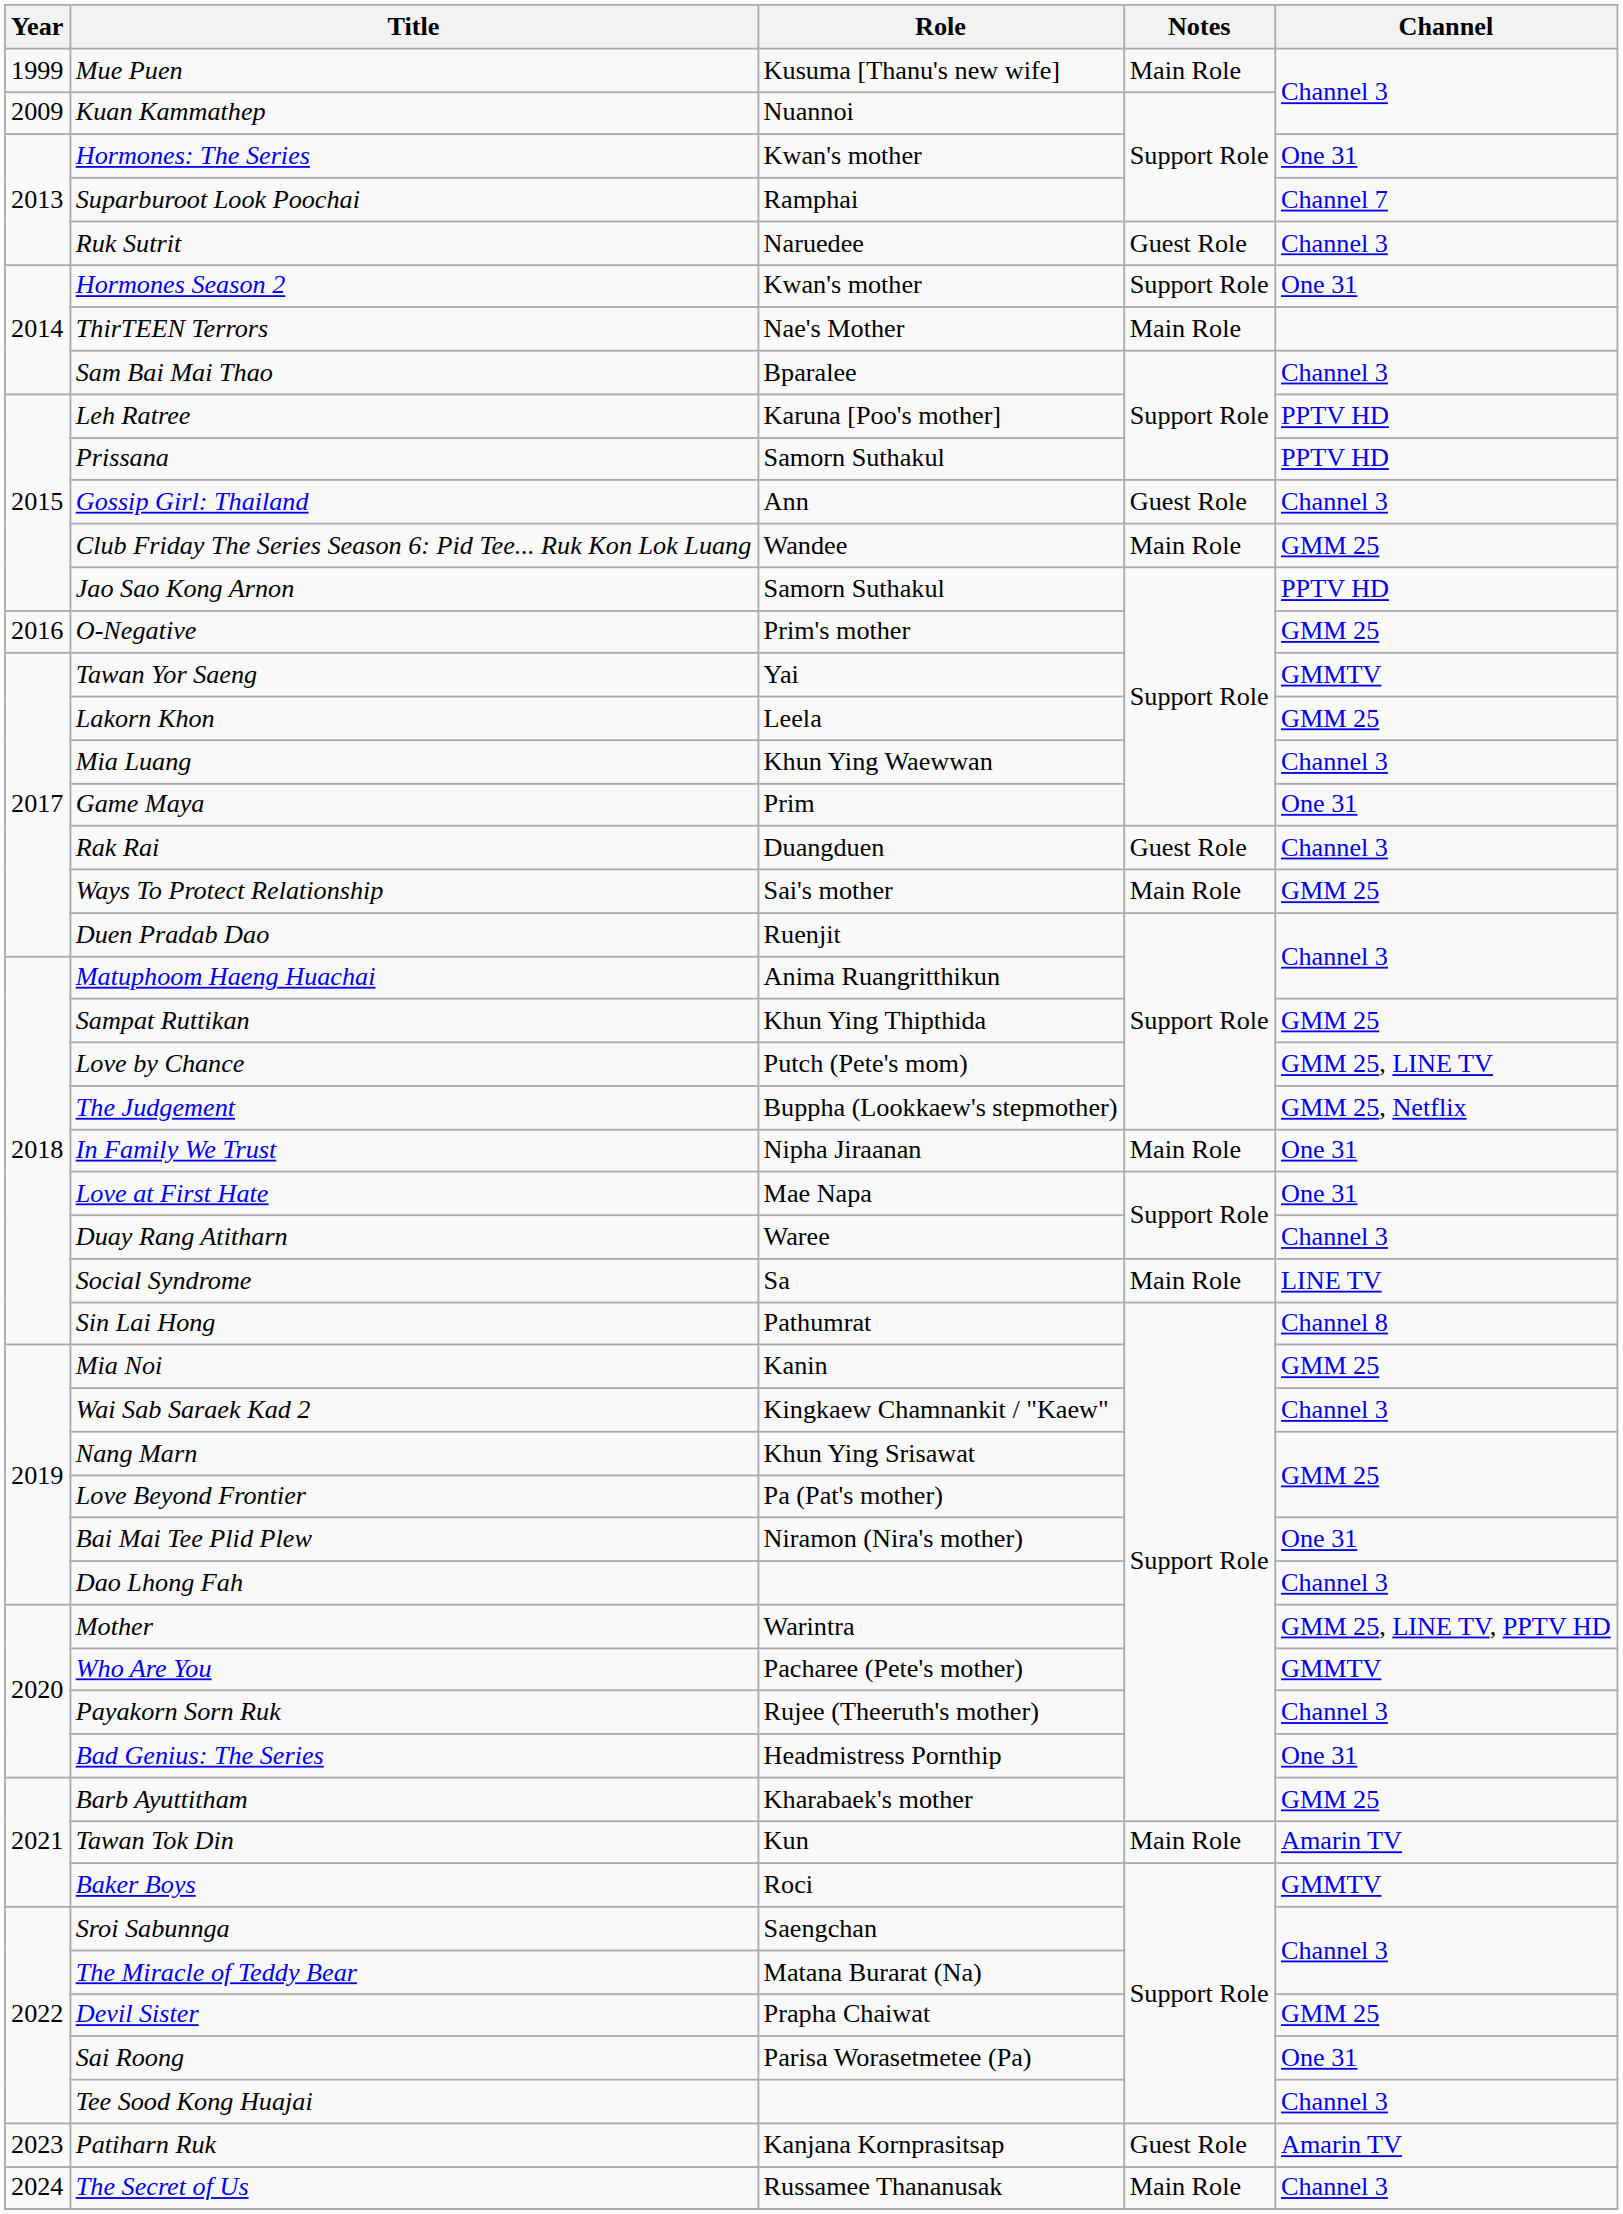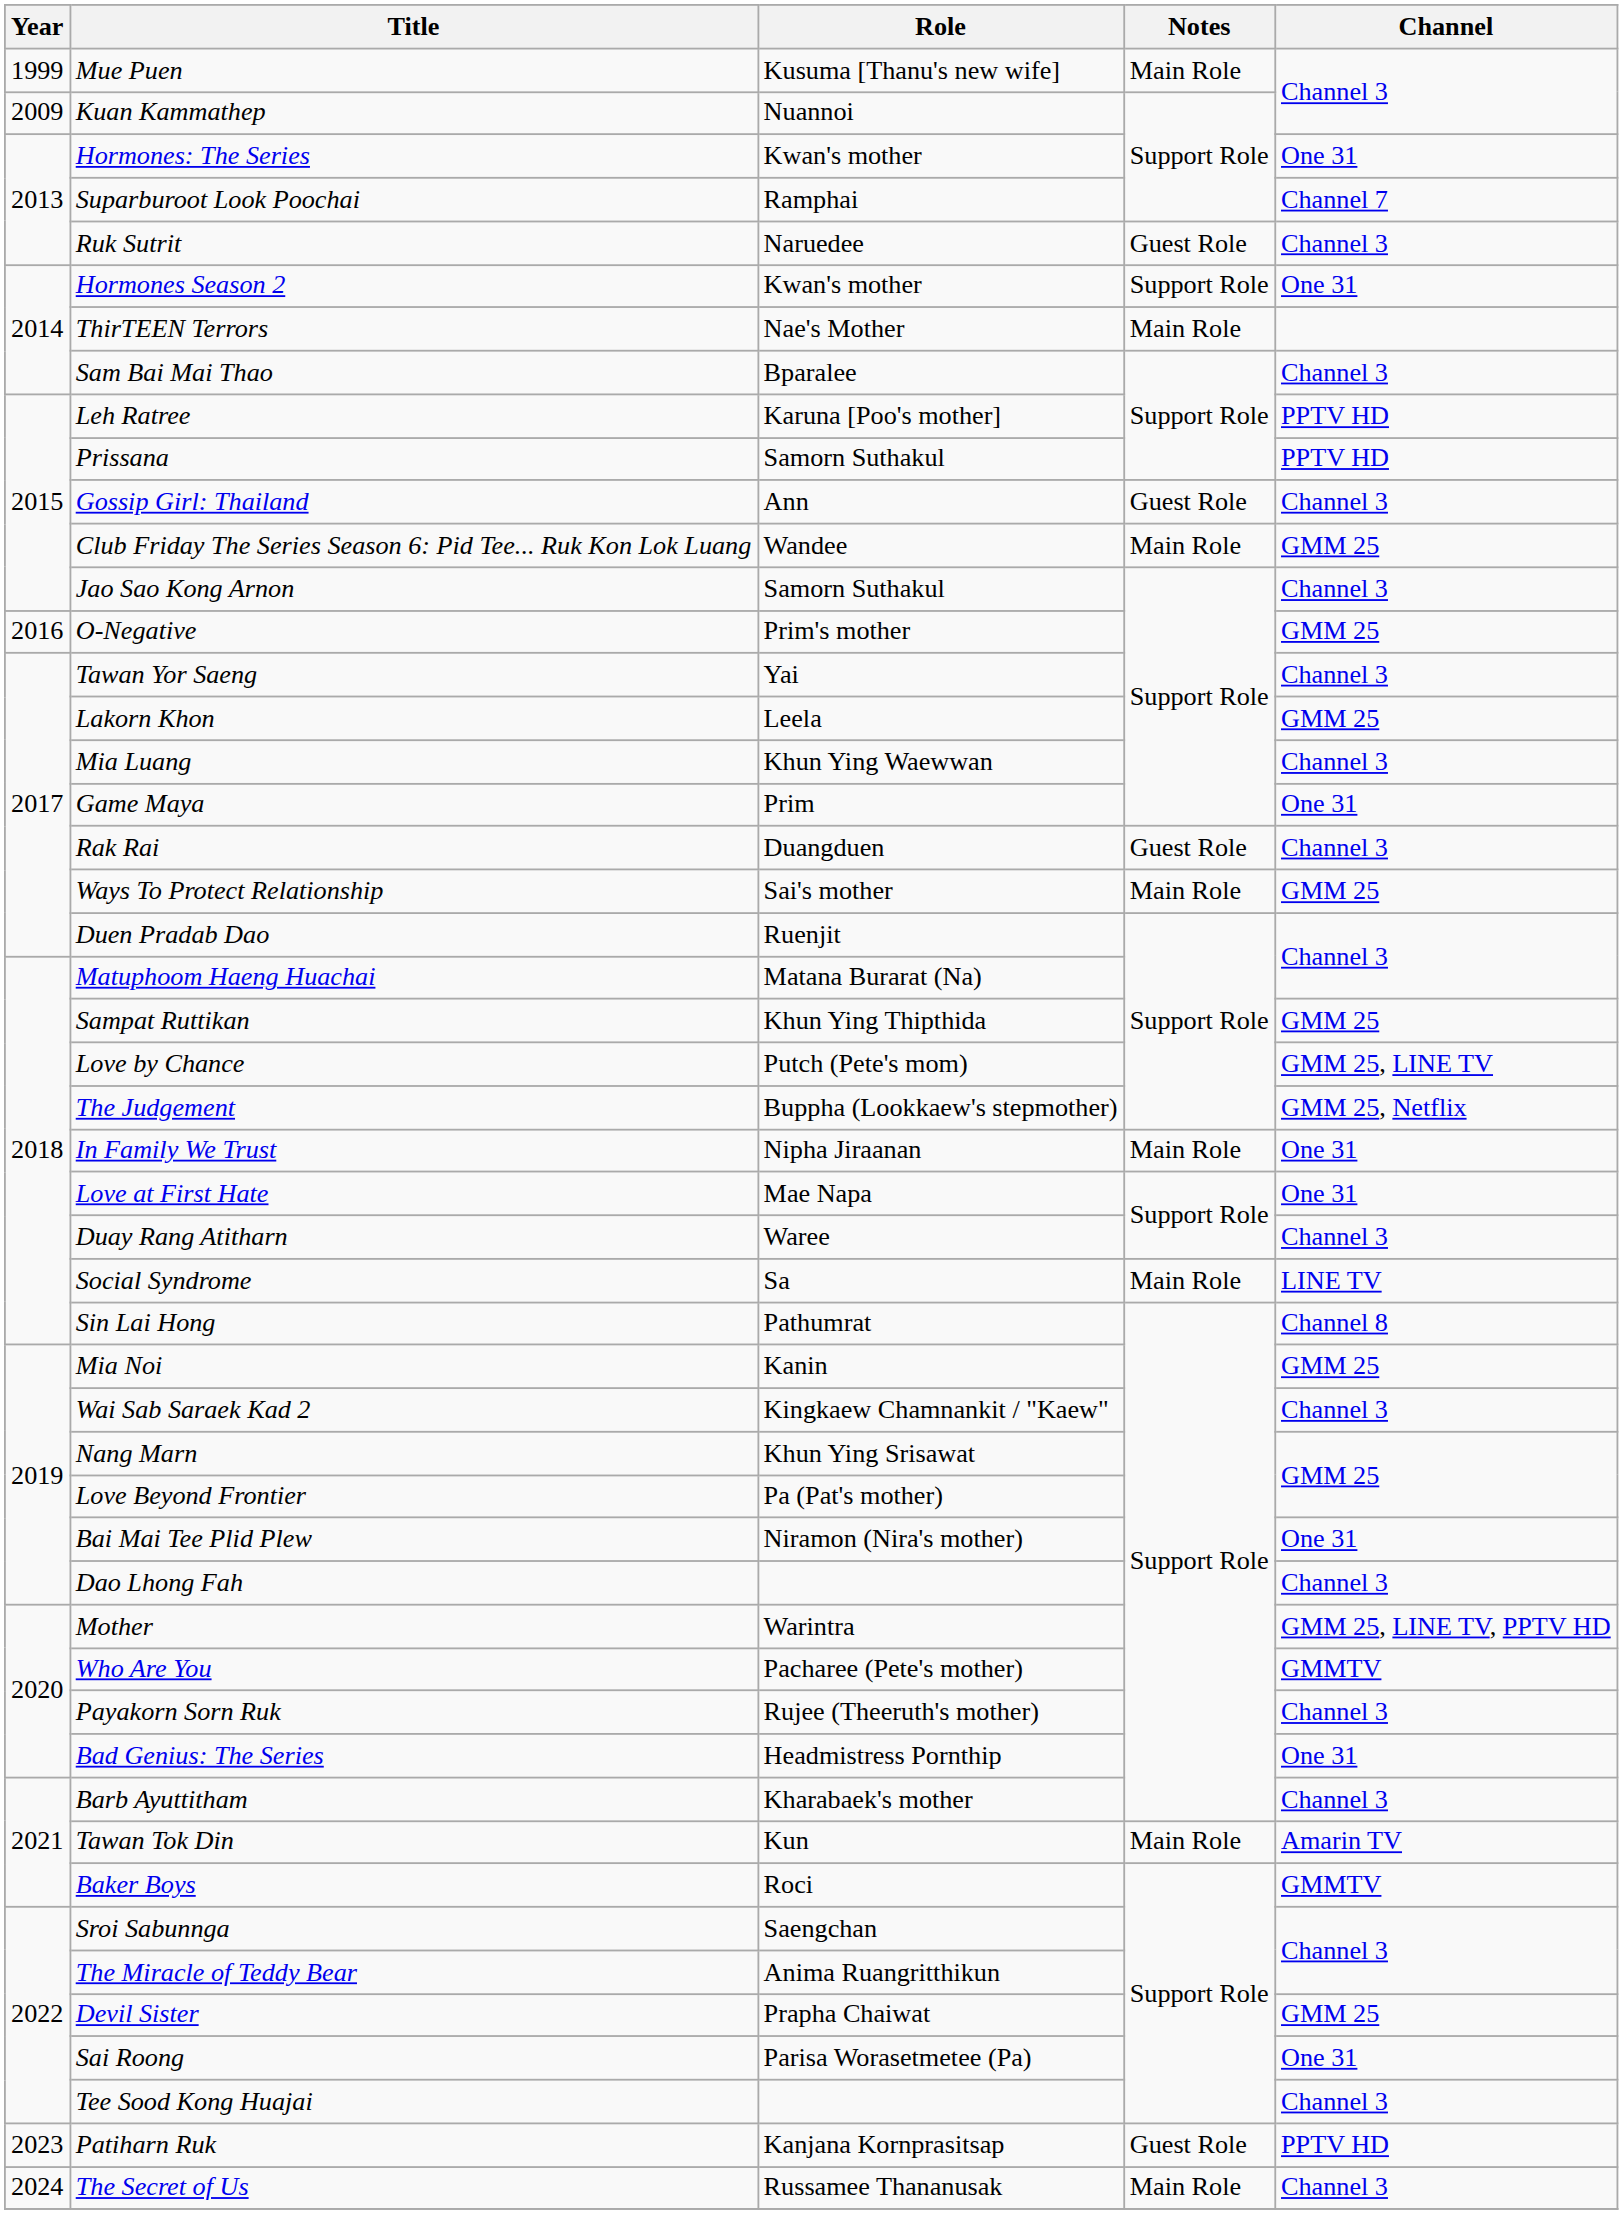(1335, 588) PPTV HD -> (1334, 588) Channel 3
(1331, 674) GMMTV -> (1334, 674) Channel 3
(882, 977) Anima Ruangritthikun -> (873, 977) Matana Burarat (Na)
(1330, 1798) GMM 25 -> (1334, 1798) Channel 3
(873, 1971) Matana Burarat (Na) -> (882, 1971) Anima Ruangritthikun
(1342, 2144) Amarin TV -> (1335, 2144) PPTV HD
